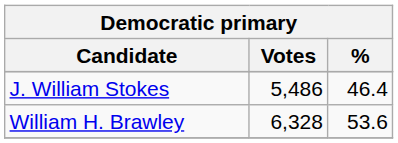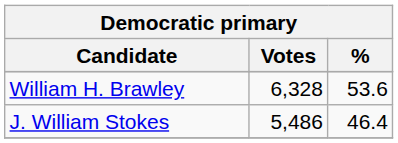rows swapped: (97, 122) <-> (89, 89)
